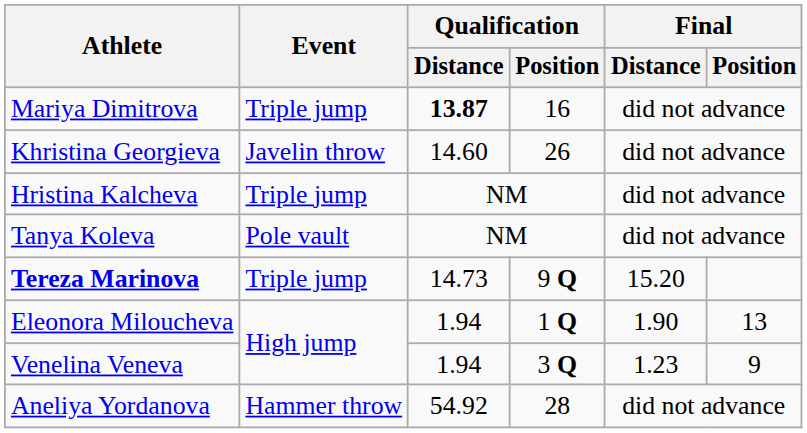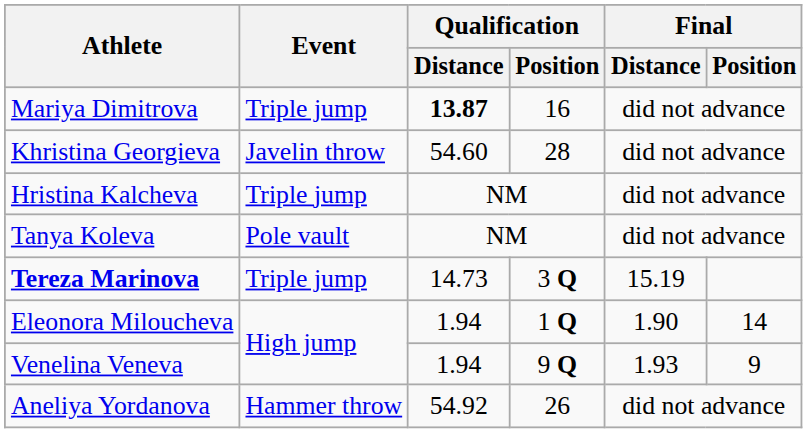(459, 151) 14.60 -> (459, 151) 54.60
(557, 151) 26 -> (557, 151) 28
(557, 278) 9 Q -> (557, 278) 3 Q
(656, 278) 15.20 -> (656, 278) 15.19
(754, 321) 13 -> (754, 321) 14
(557, 363) 3 Q -> (557, 363) 9 Q
(656, 363) 1.23 -> (656, 363) 1.93
(557, 406) 28 -> (557, 406) 26
